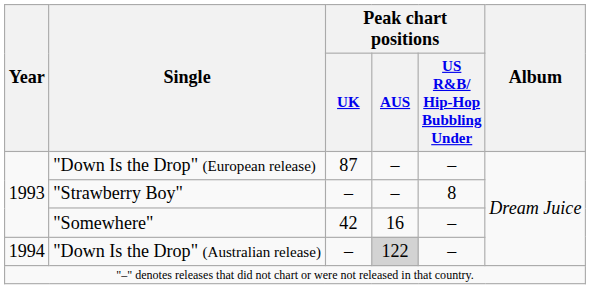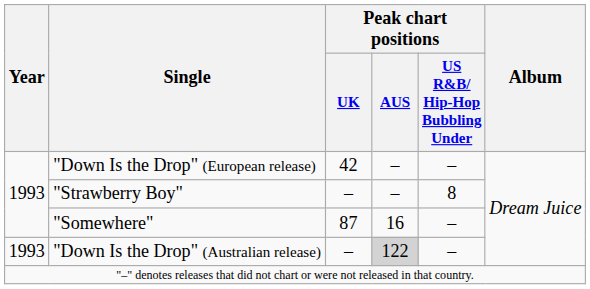(348, 165) 87 -> (348, 165) 42
(348, 222) 42 -> (348, 222) 87
(27, 251) 1994 -> (27, 251) 1993
